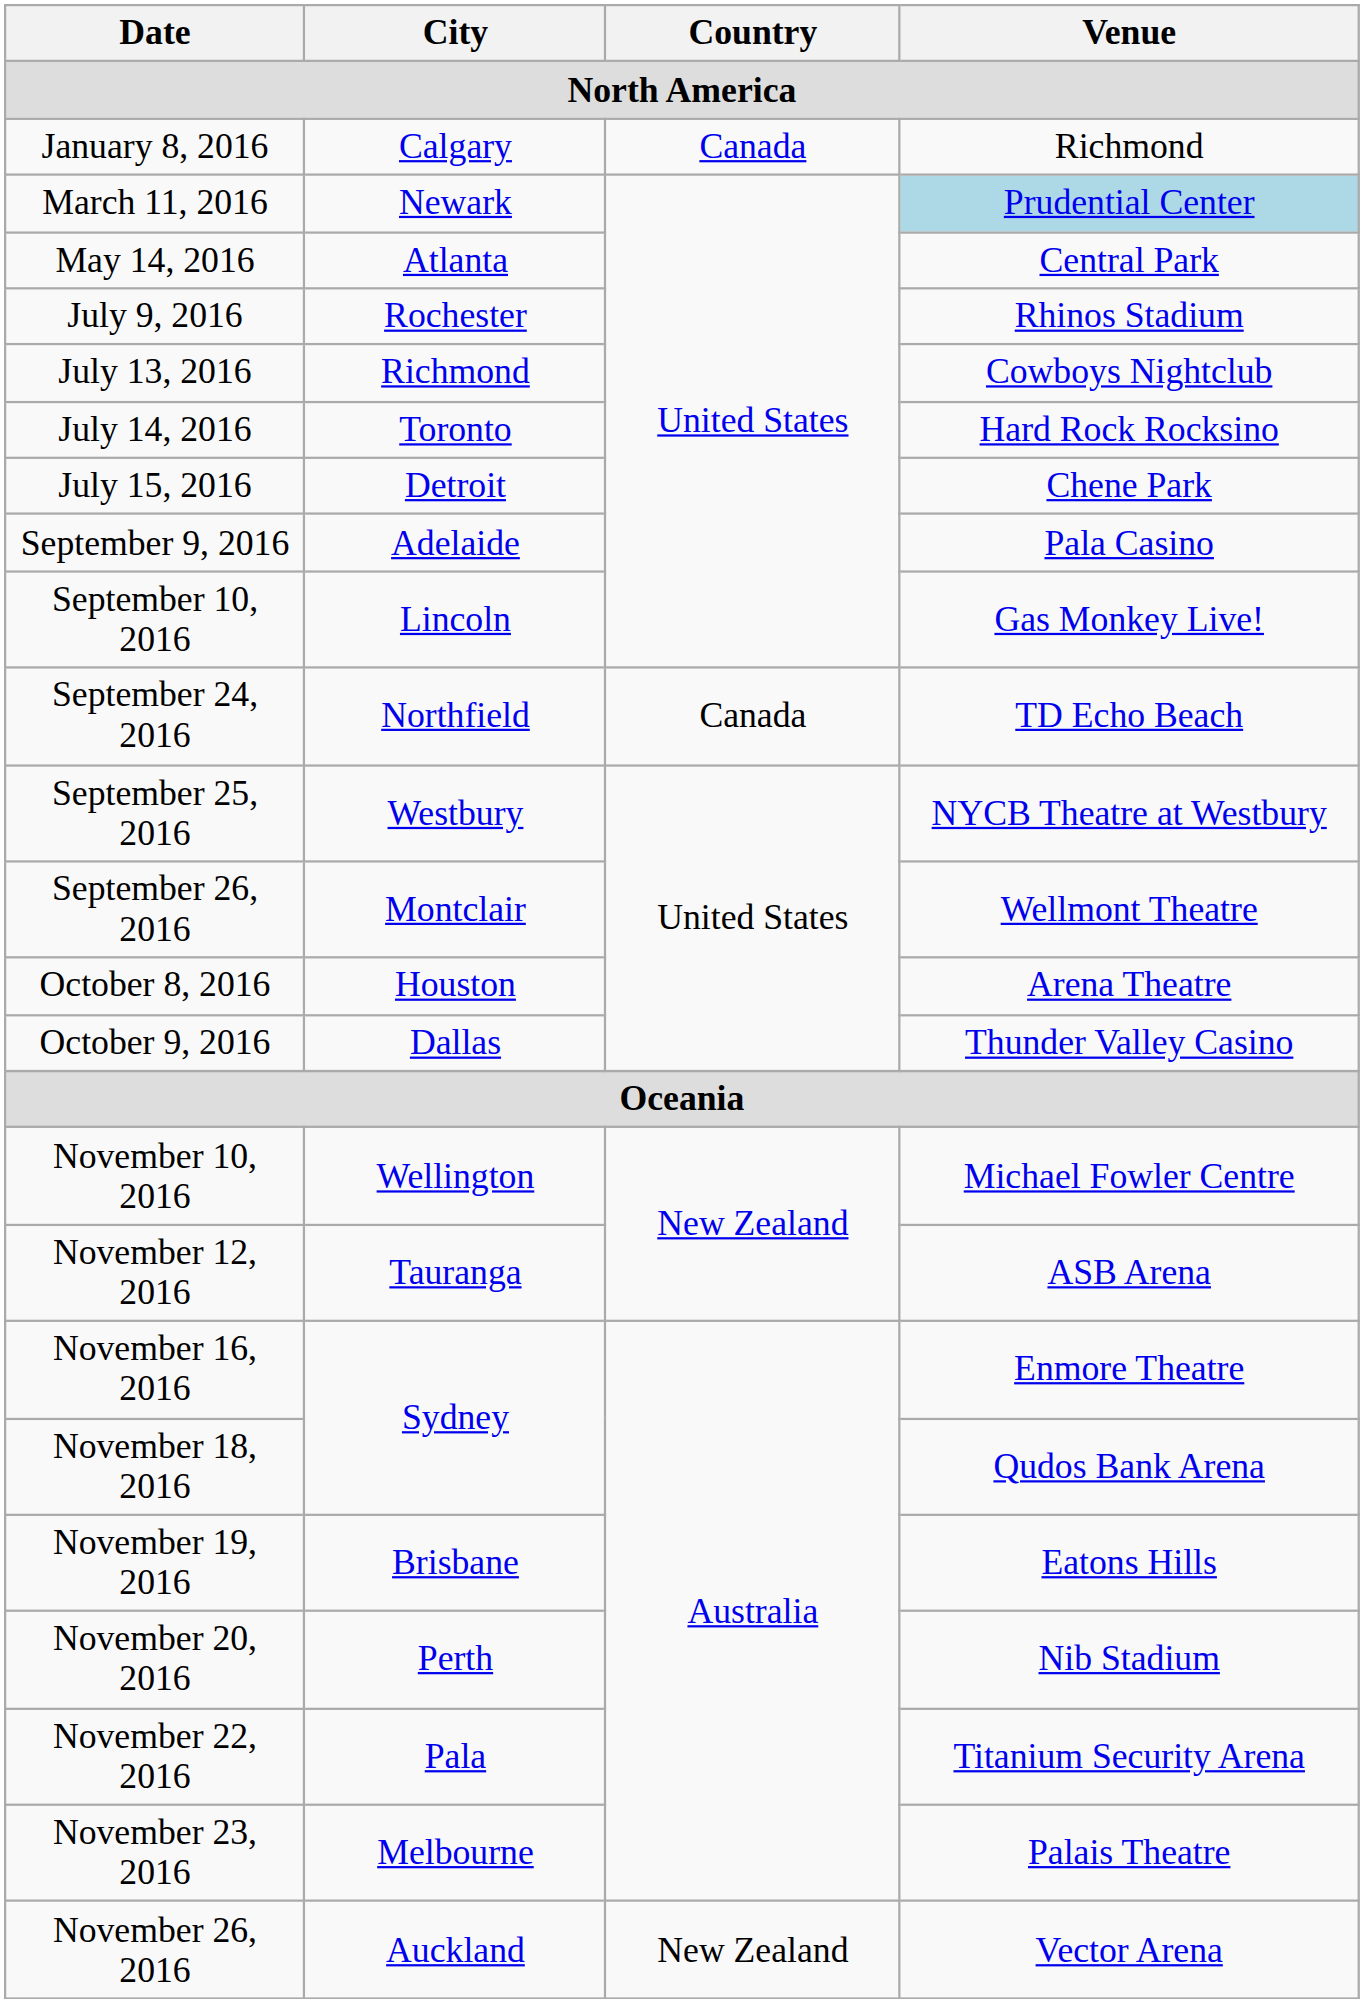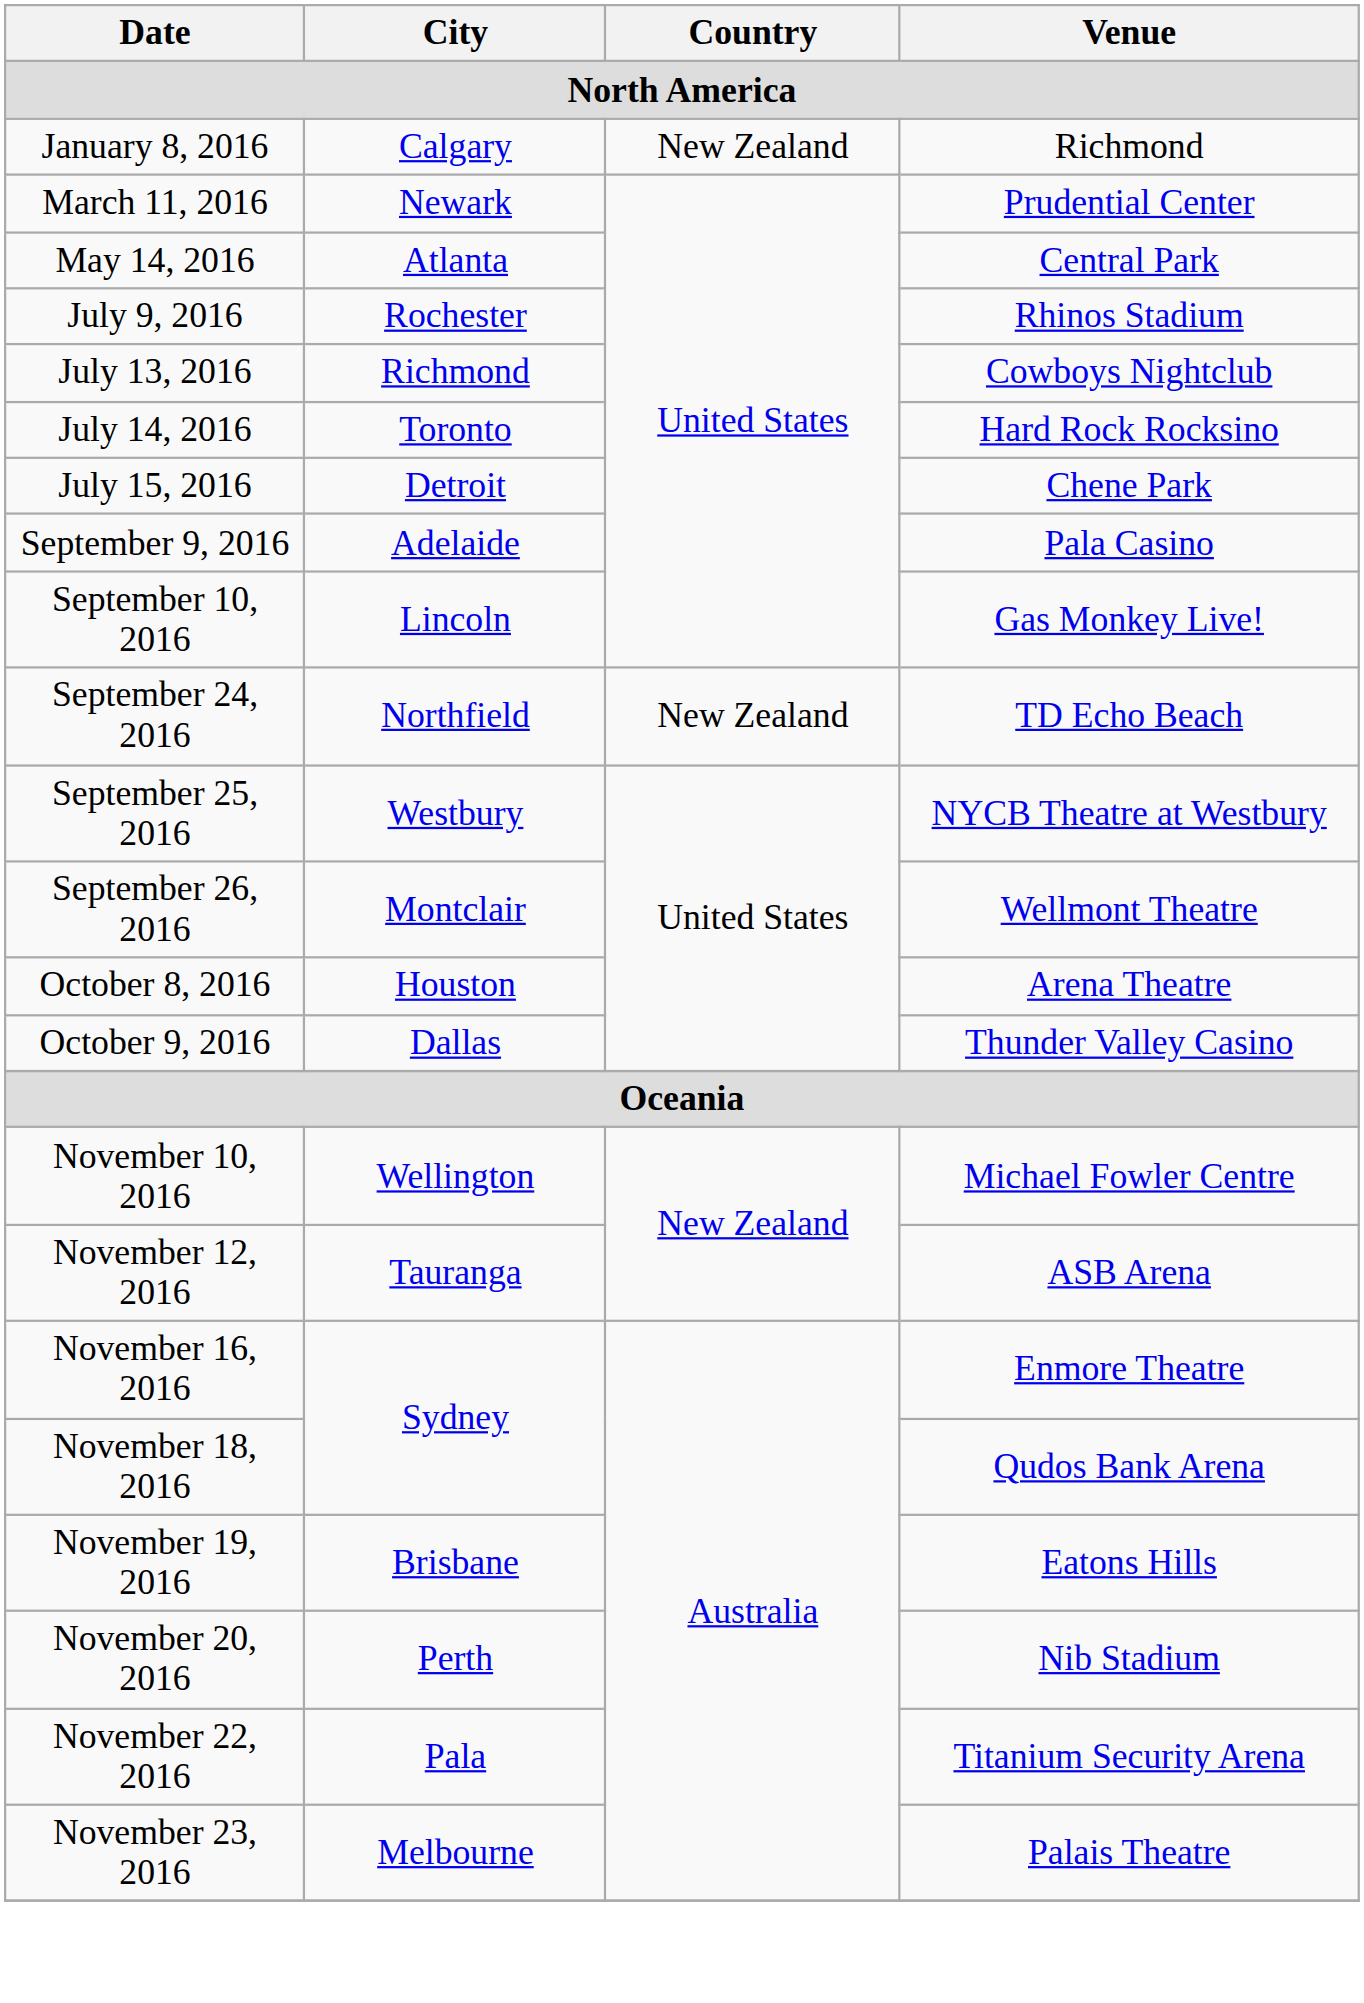(753, 145) Canada -> (753, 145) New Zealand
(1129, 202) lightblue background -> (1129, 202) no background
(753, 715) Canada -> (753, 715) New Zealand
- row: (155, 1949)
